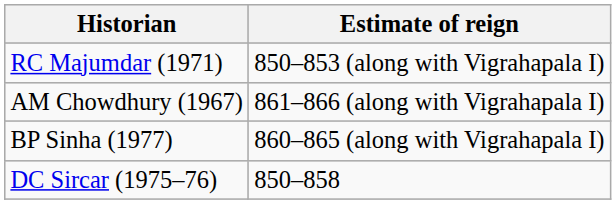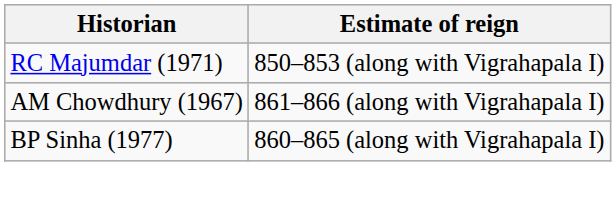- row: (114, 179)
